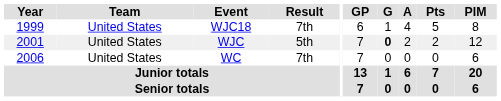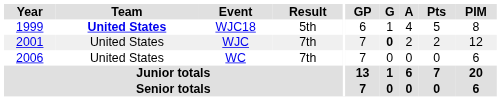(125, 27) normal -> (127, 27) bold
(304, 27) 7th -> (308, 27) 5th
(304, 42) 5th -> (308, 42) 7th
